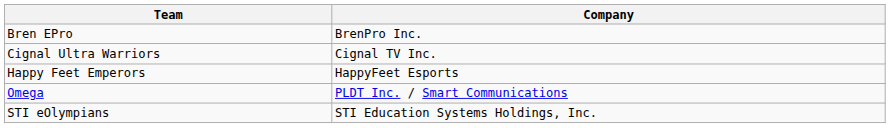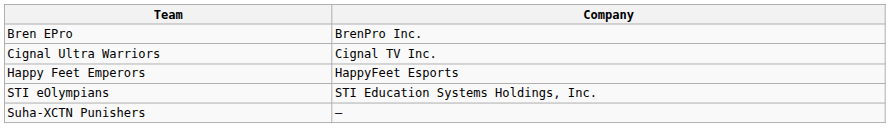- row: (26, 93)
+ row: (76, 113)
